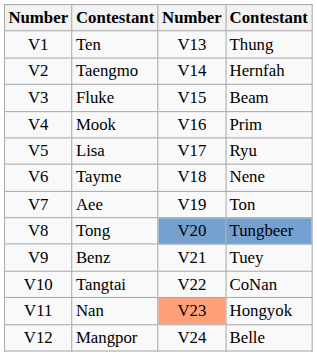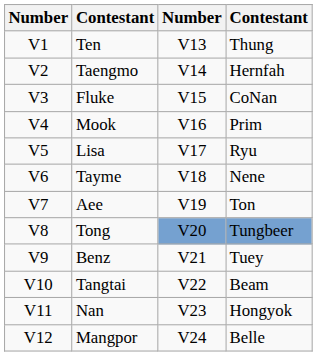(249, 97) Beam -> (253, 97) CoNan
(253, 284) CoNan -> (249, 284) Beam
(192, 310) lightsalmon background -> (192, 310) no background
